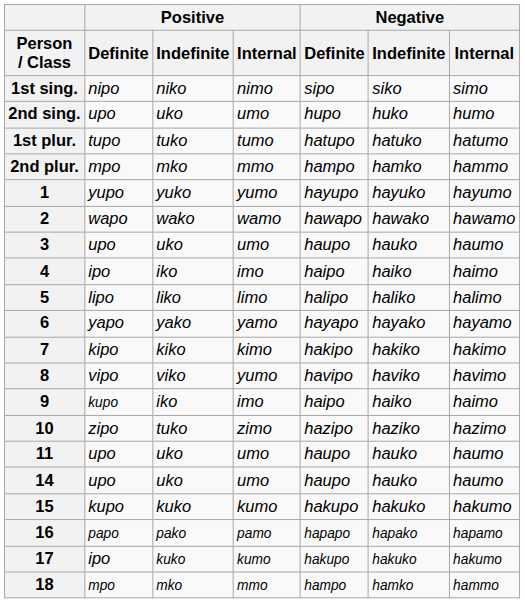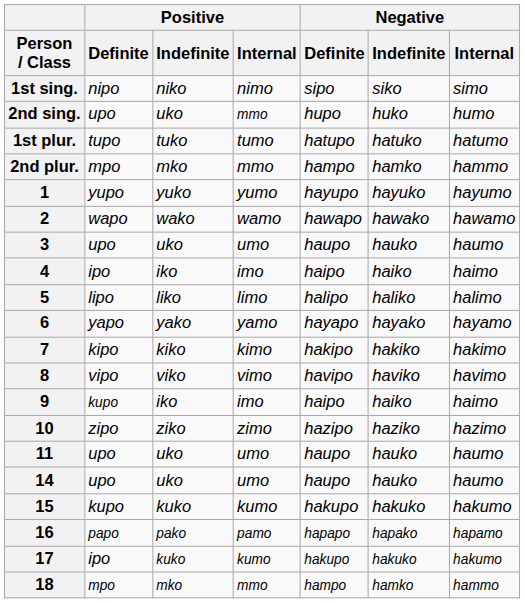(253, 114) umo -> (252, 114) mmo
(257, 375) yumo -> (255, 375) vimo
(172, 428) tuko -> (171, 428) ziko
